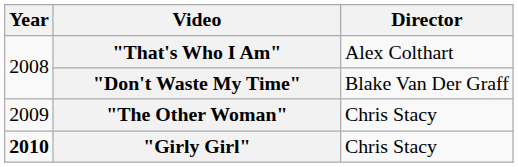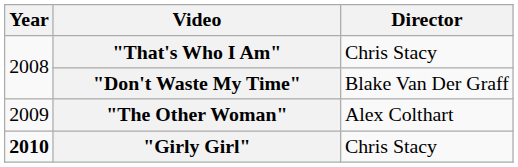(399, 51) Alex Colthart -> (391, 51) Chris Stacy
(391, 114) Chris Stacy -> (399, 114) Alex Colthart
